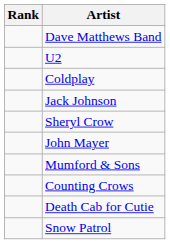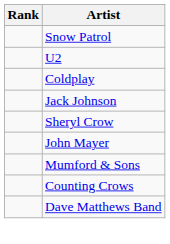rows swapped: (103, 36) <-> (78, 228)
- row: (99, 206)
